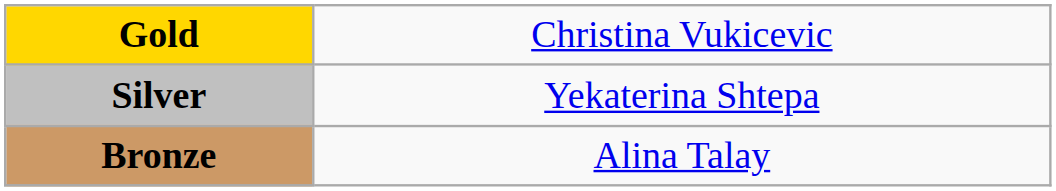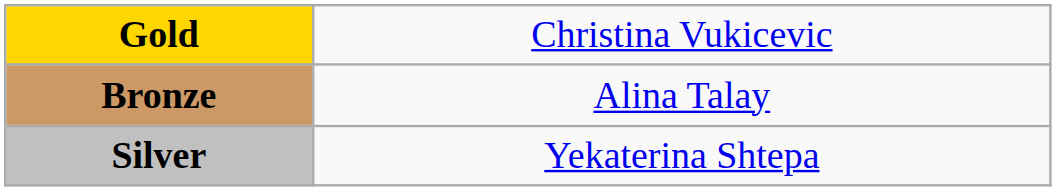rows swapped: (159, 94) <-> (159, 154)
